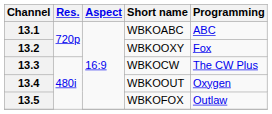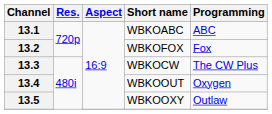(156, 48) WBKOOXY -> (155, 48) WBKOFOX
(155, 100) WBKOFOX -> (156, 100) WBKOOXY
